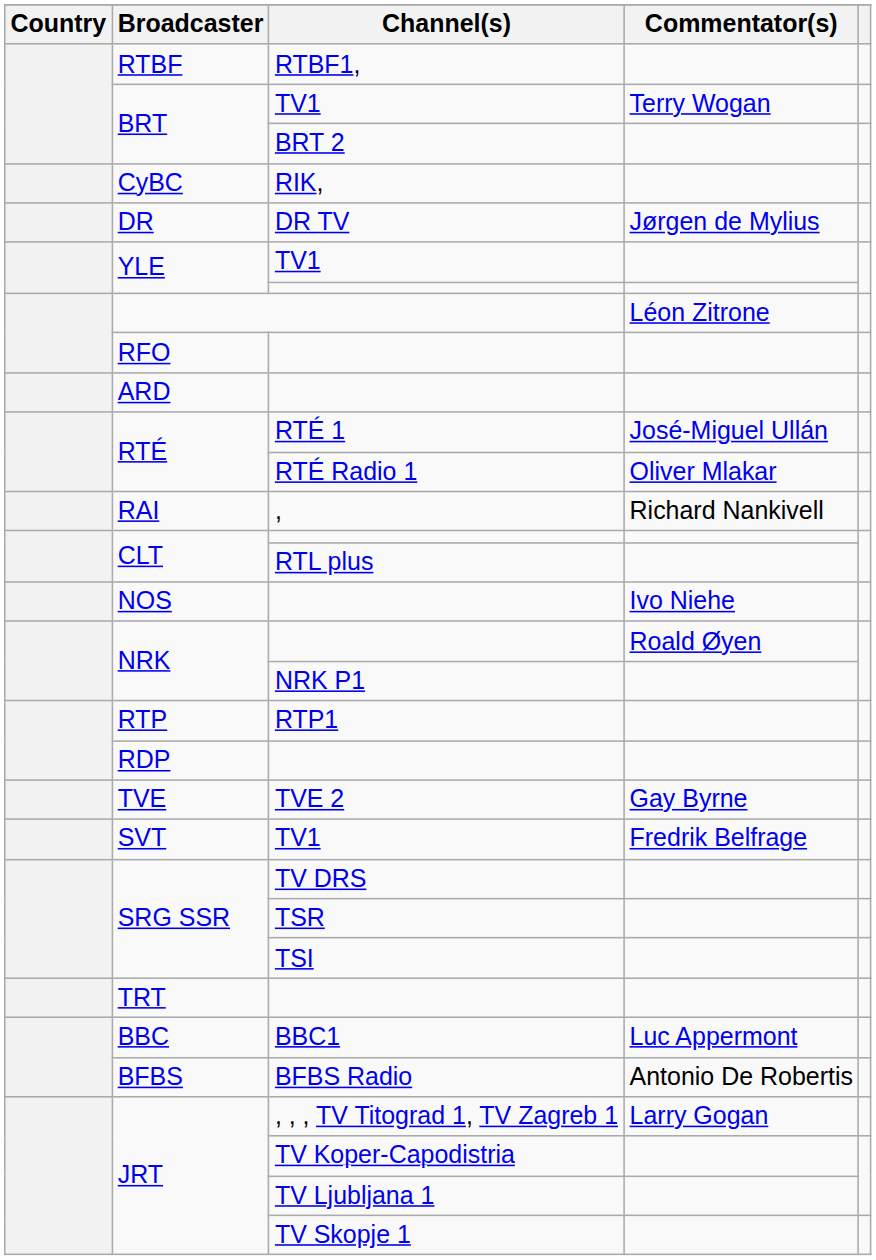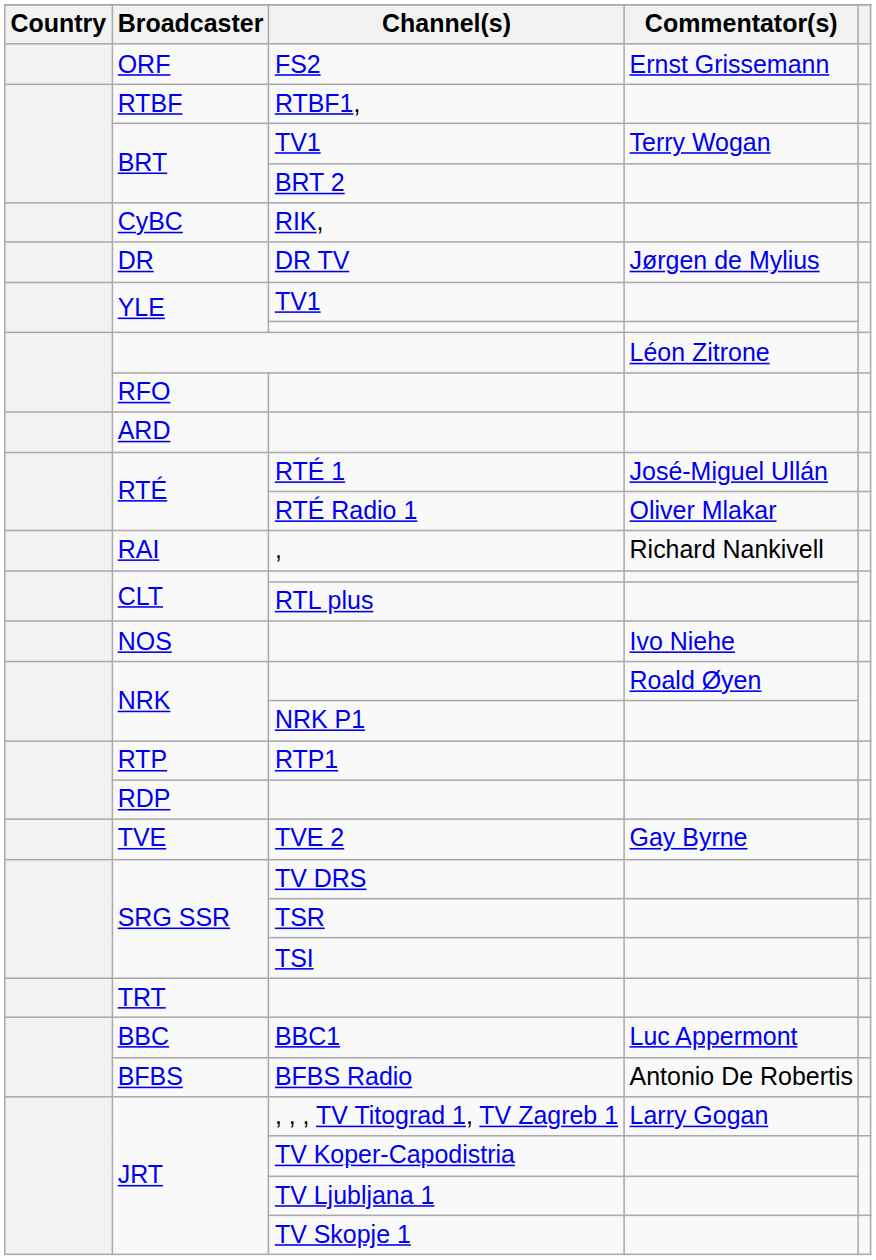+ row: (144, 63)
- row: (142, 839)
